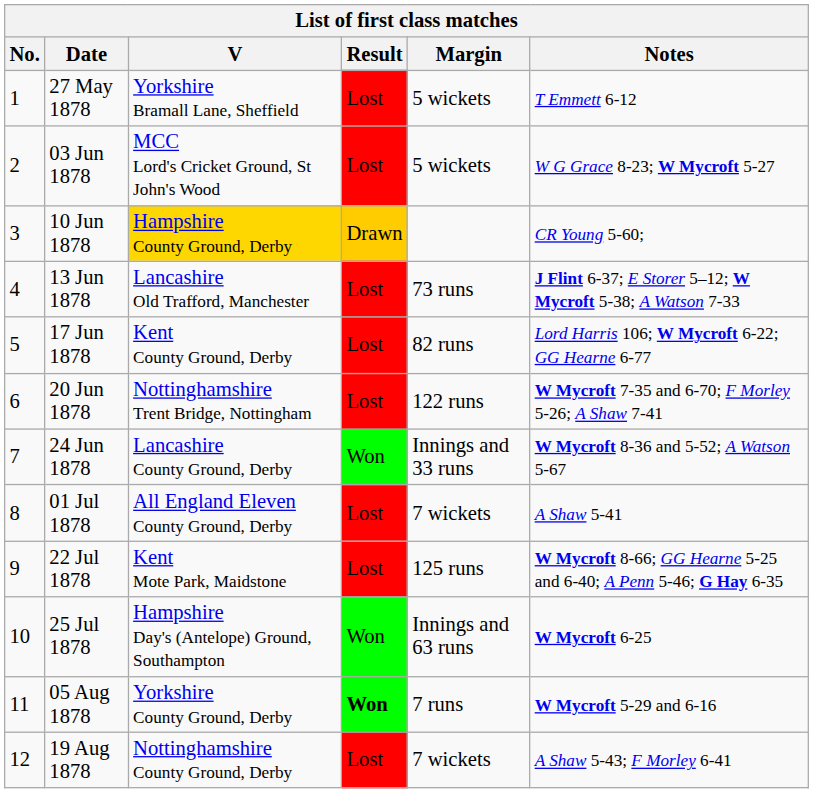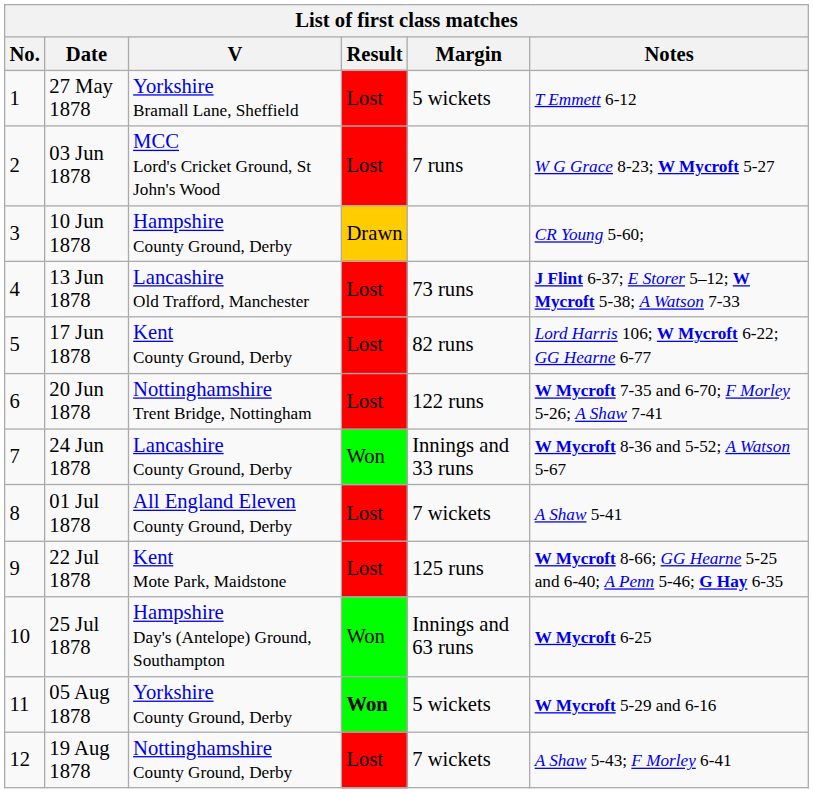(451, 165) 5 wickets -> (438, 165) 7 runs
(213, 233) gold background -> (213, 233) no background
(438, 703) 7 runs -> (451, 703) 5 wickets
